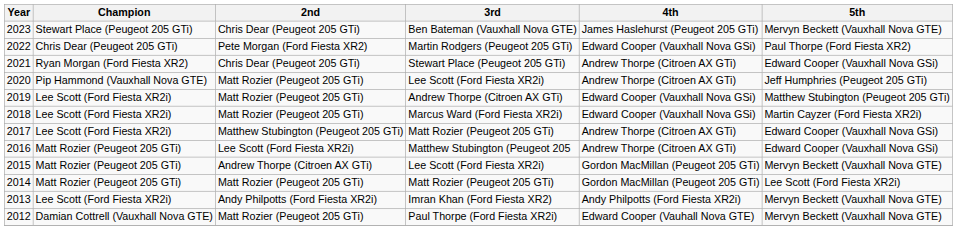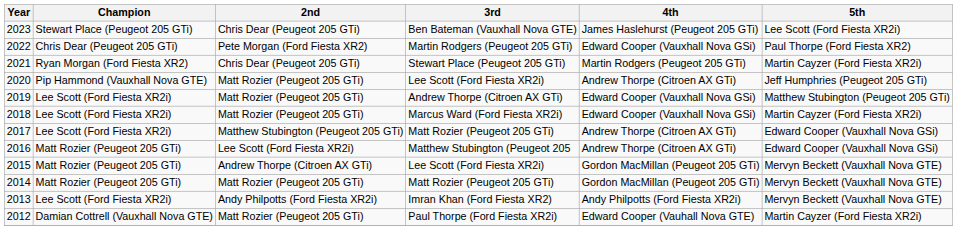(853, 30) Mervyn Beckett (Vauxhall Nova GTE) -> (832, 30) Lee Scott (Ford Fiesta XR2i)
(659, 64) Andrew Thorpe (Citroen AX GTi) -> (664, 64) Martin Rodgers (Peugeot 205 GTi)
(851, 64) Edward Cooper (Vauxhall Nova GSi) -> (843, 64) Martin Cayzer (Ford Fiesta XR2i)
(832, 183) Lee Scott (Ford Fiesta XR2i) -> (853, 183) Mervyn Beckett (Vauxhall Nova GTE)
(853, 217) Mervyn Beckett (Vauxhall Nova GTE) -> (843, 217) Martin Cayzer (Ford Fiesta XR2i)
